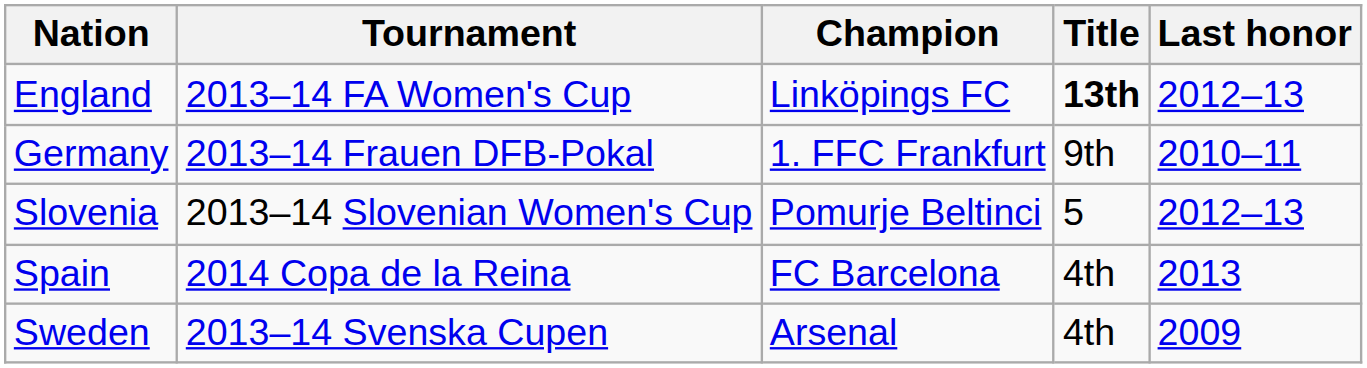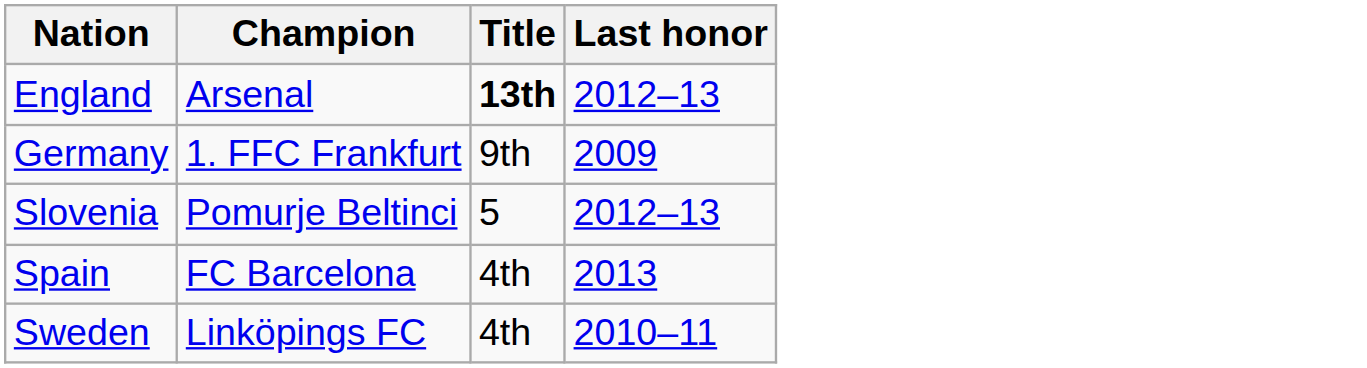- column: (469, 34)
(890, 93) Linköpings FC -> (250, 93) Arsenal
(1229, 153) 2010–11 -> (615, 153) 2009
(834, 332) Arsenal -> (306, 332) Linköpings FC
(1199, 332) 2009 -> (645, 332) 2010–11
